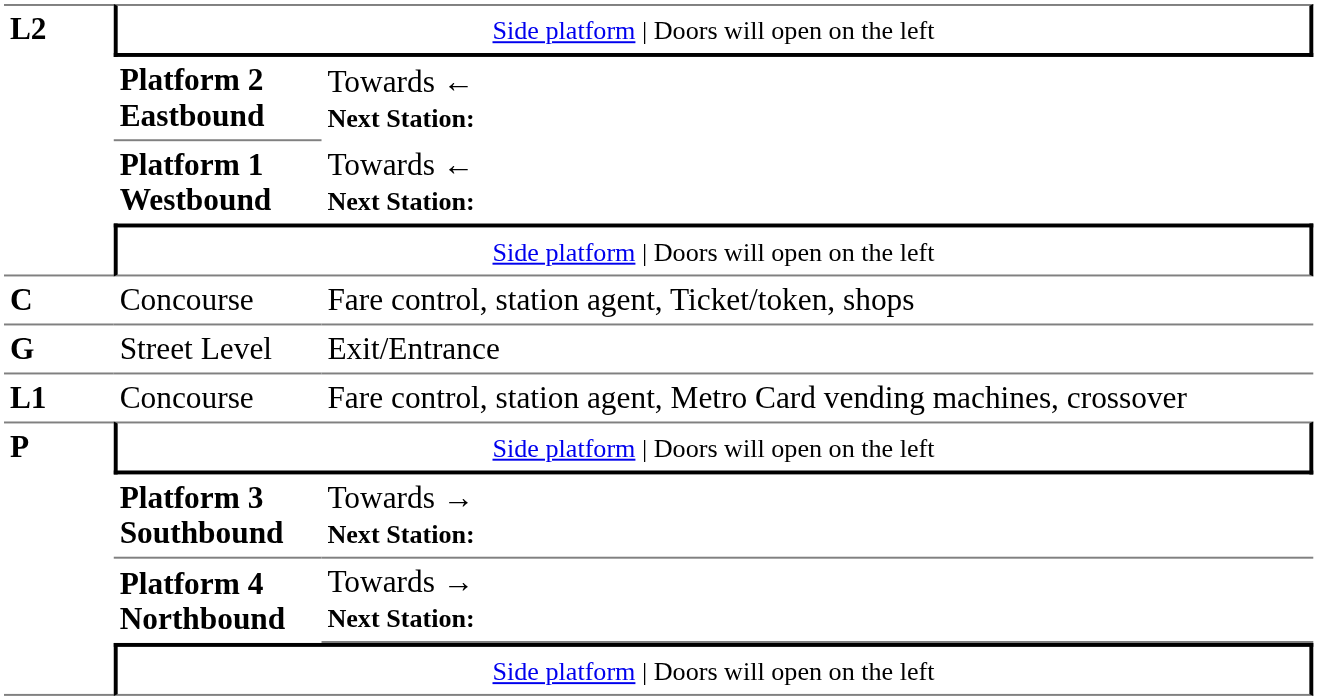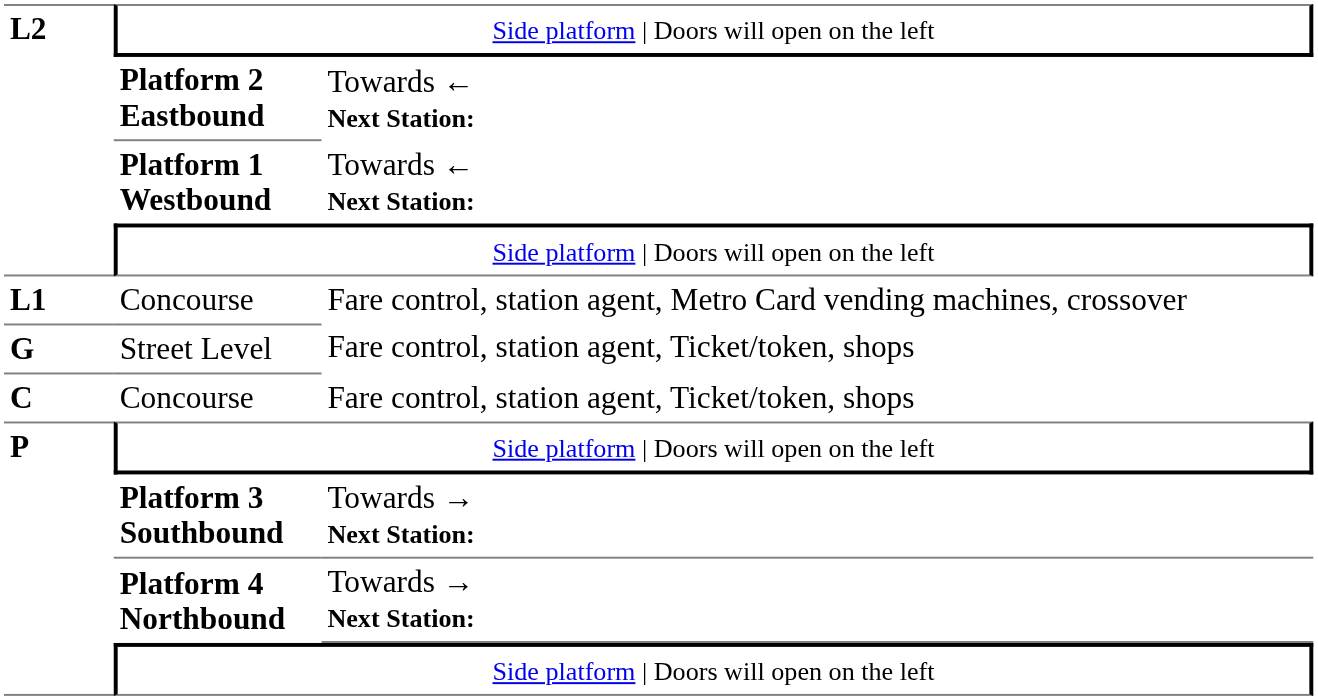rows swapped: (28, 397) <-> (21, 299)
(414, 348) Exit/Entrance -> (621, 346) Fare control, station agent, Ticket/token, shops
